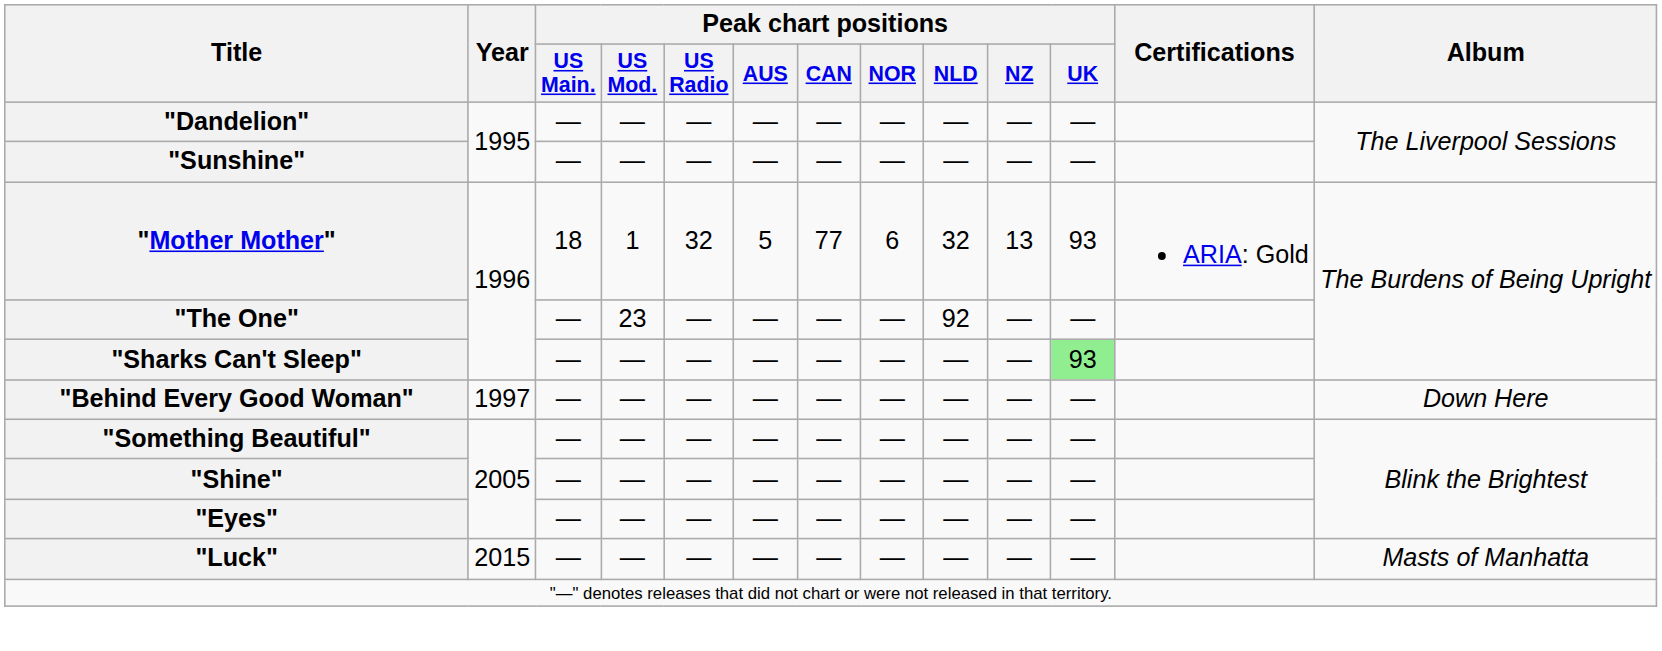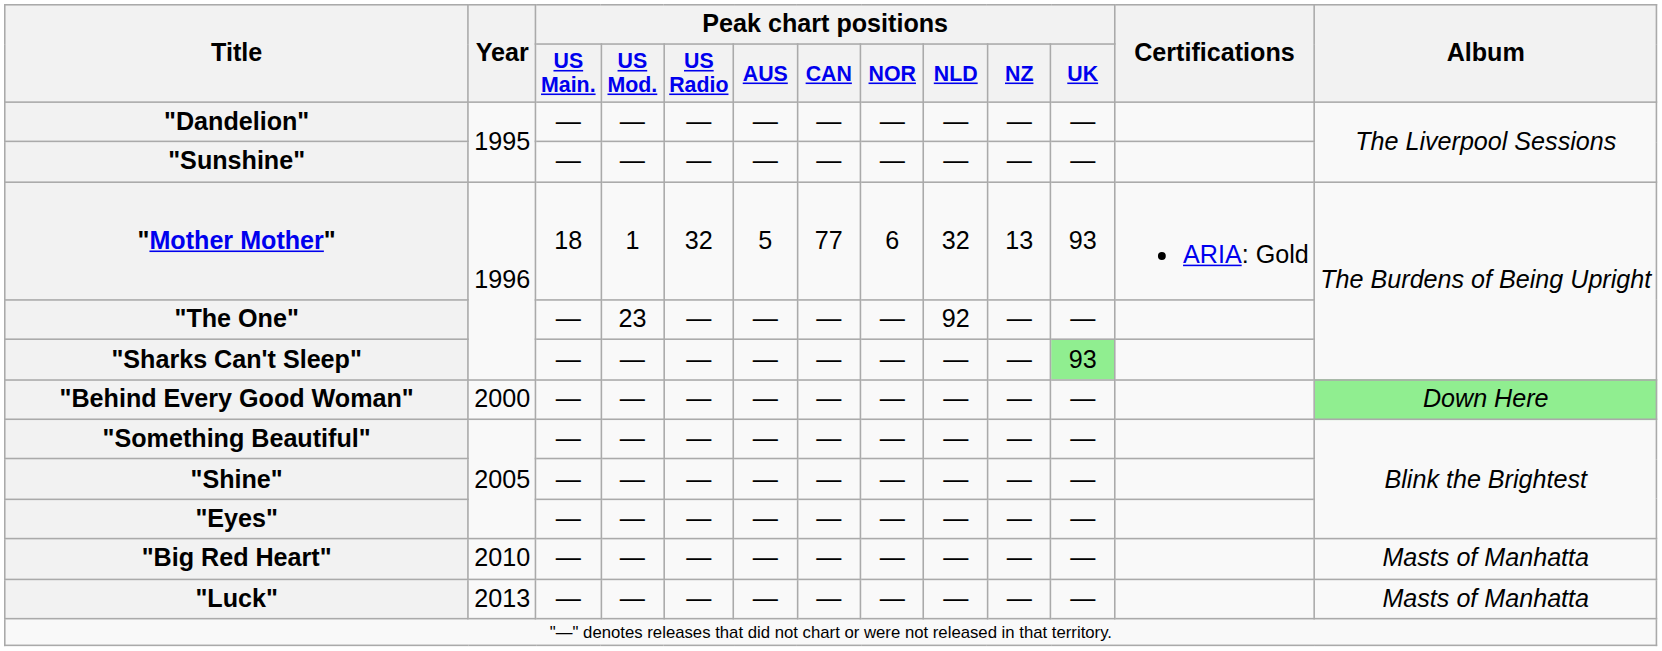(502, 399) 1997 -> (502, 399) 2000
(1486, 399) no background -> (1486, 399) lightgreen background
+ row: (237, 558)
(502, 558) 2015 -> (502, 598) 2013
